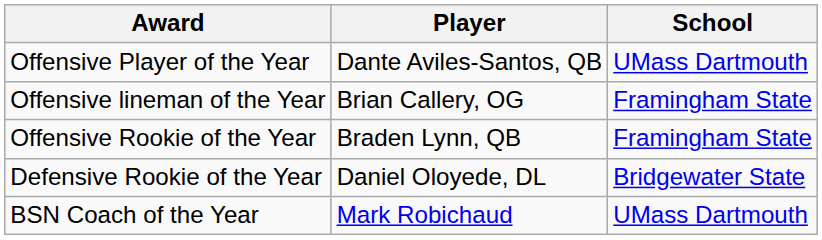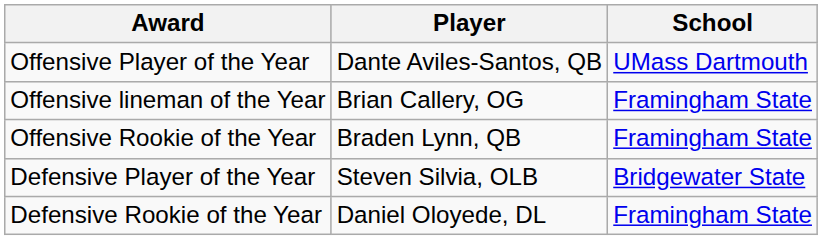+ row: (163, 176)
(709, 176) Bridgewater State -> (713, 215) Framingham State
- row: (135, 215)
